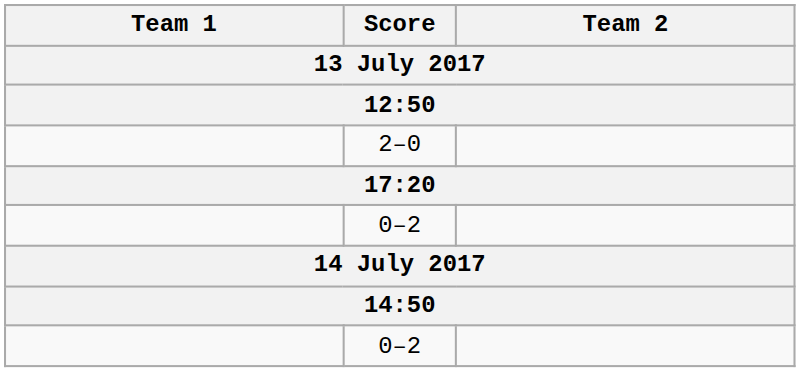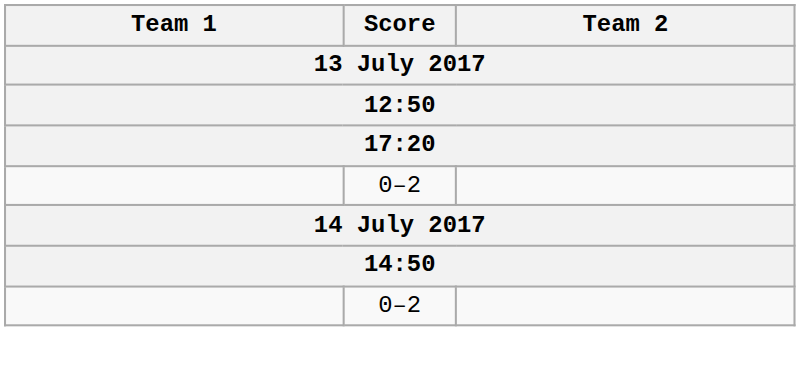- row: (174, 145)
